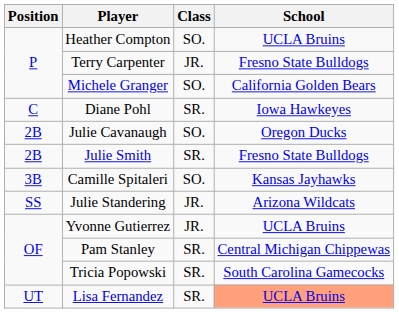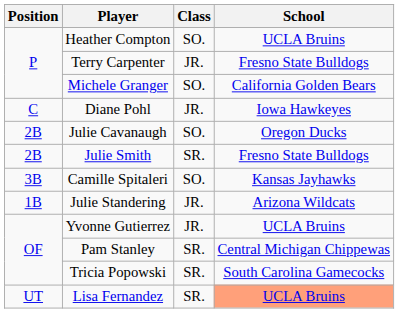(194, 109) SR. -> (194, 109) JR.
(33, 202) SS -> (33, 202) 1B
